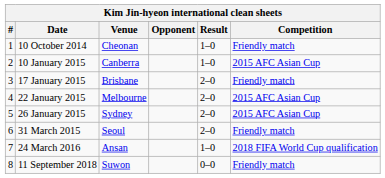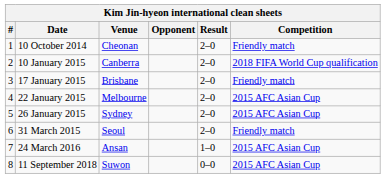(208, 47) 1–0 -> (208, 47) 2–0
(208, 63) 1–0 -> (208, 63) 2–0
(276, 63) 2015 AFC Asian Cup -> (305, 63) 2018 FIFA World Cup qualification
(305, 148) 2018 FIFA World Cup qualification -> (276, 148) 2015 AFC Asian Cup
(264, 165) Friendly match -> (276, 165) 2015 AFC Asian Cup
